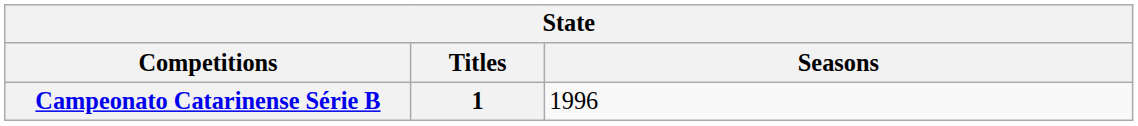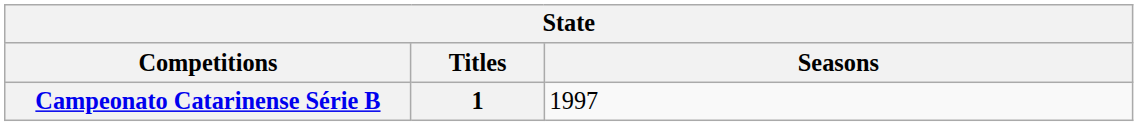(574, 100) 1996 -> (574, 100) 1997
